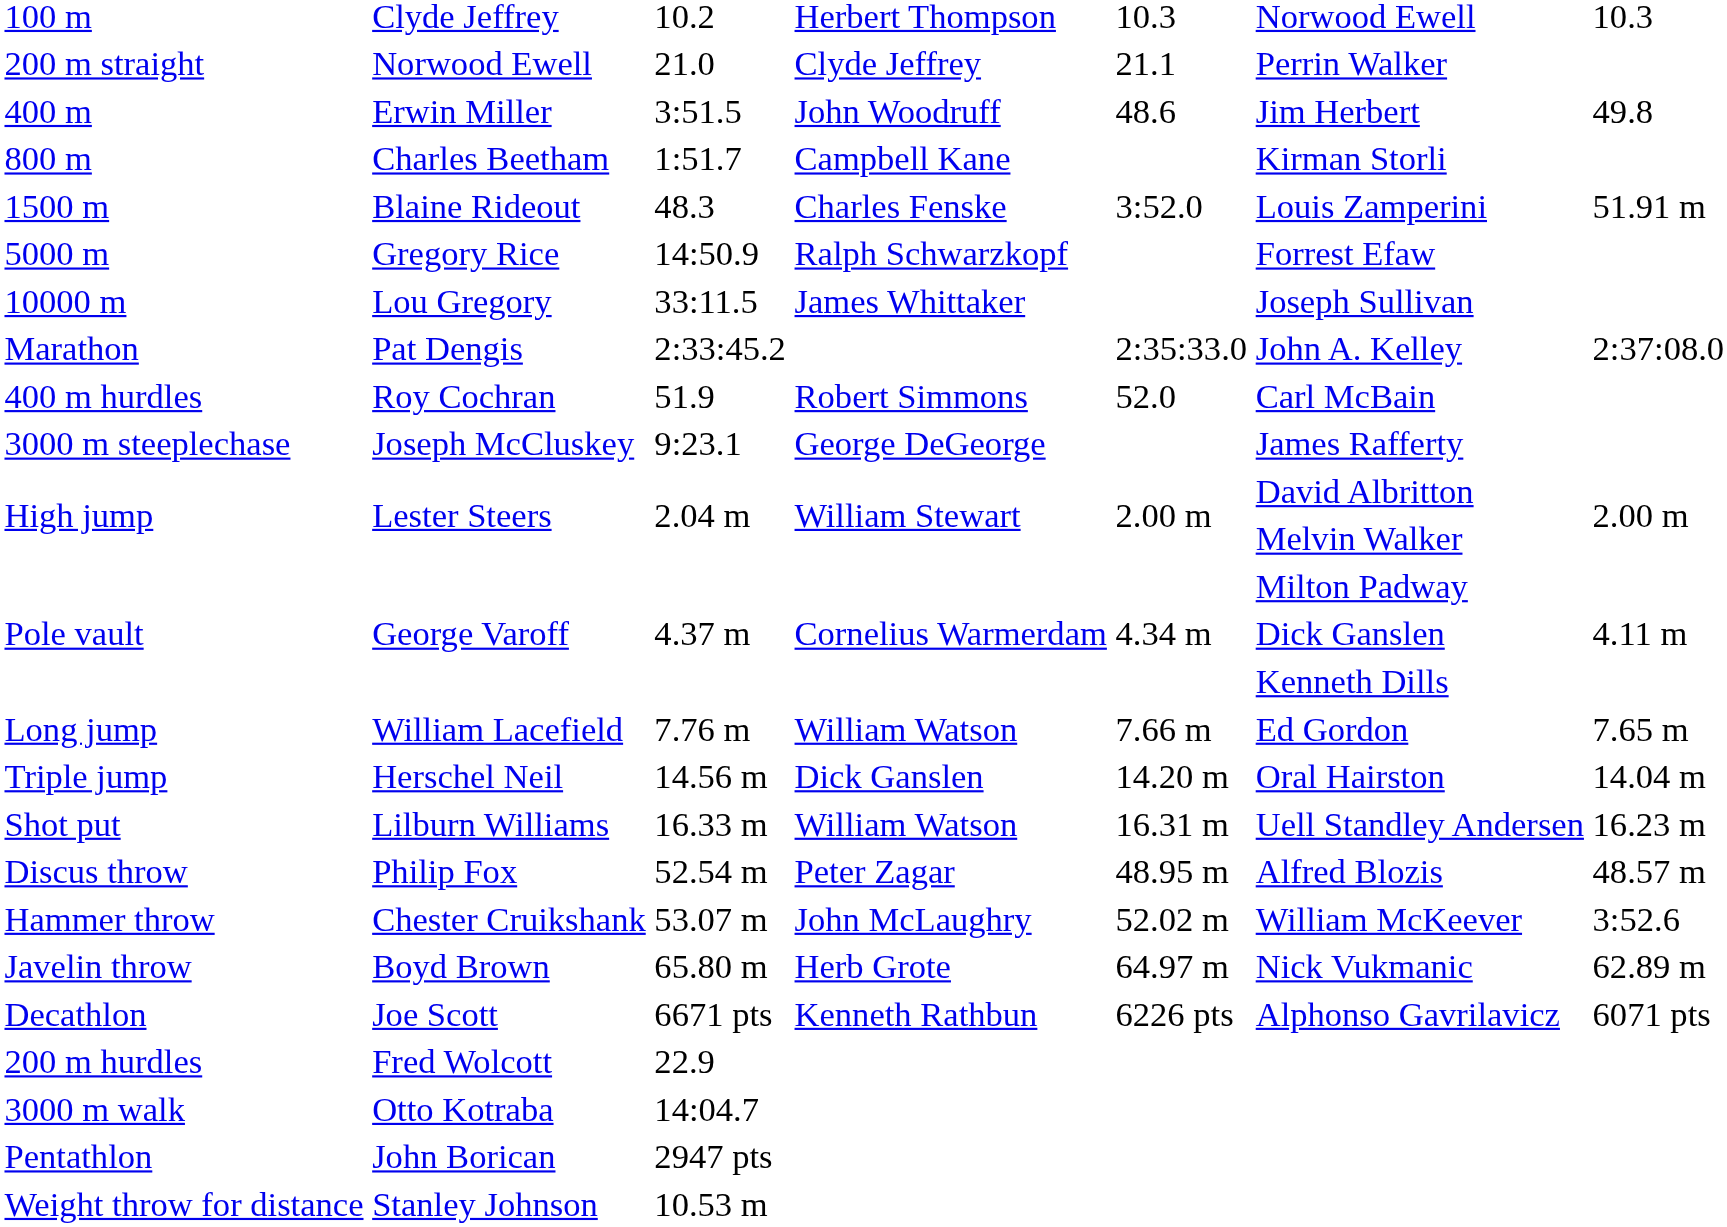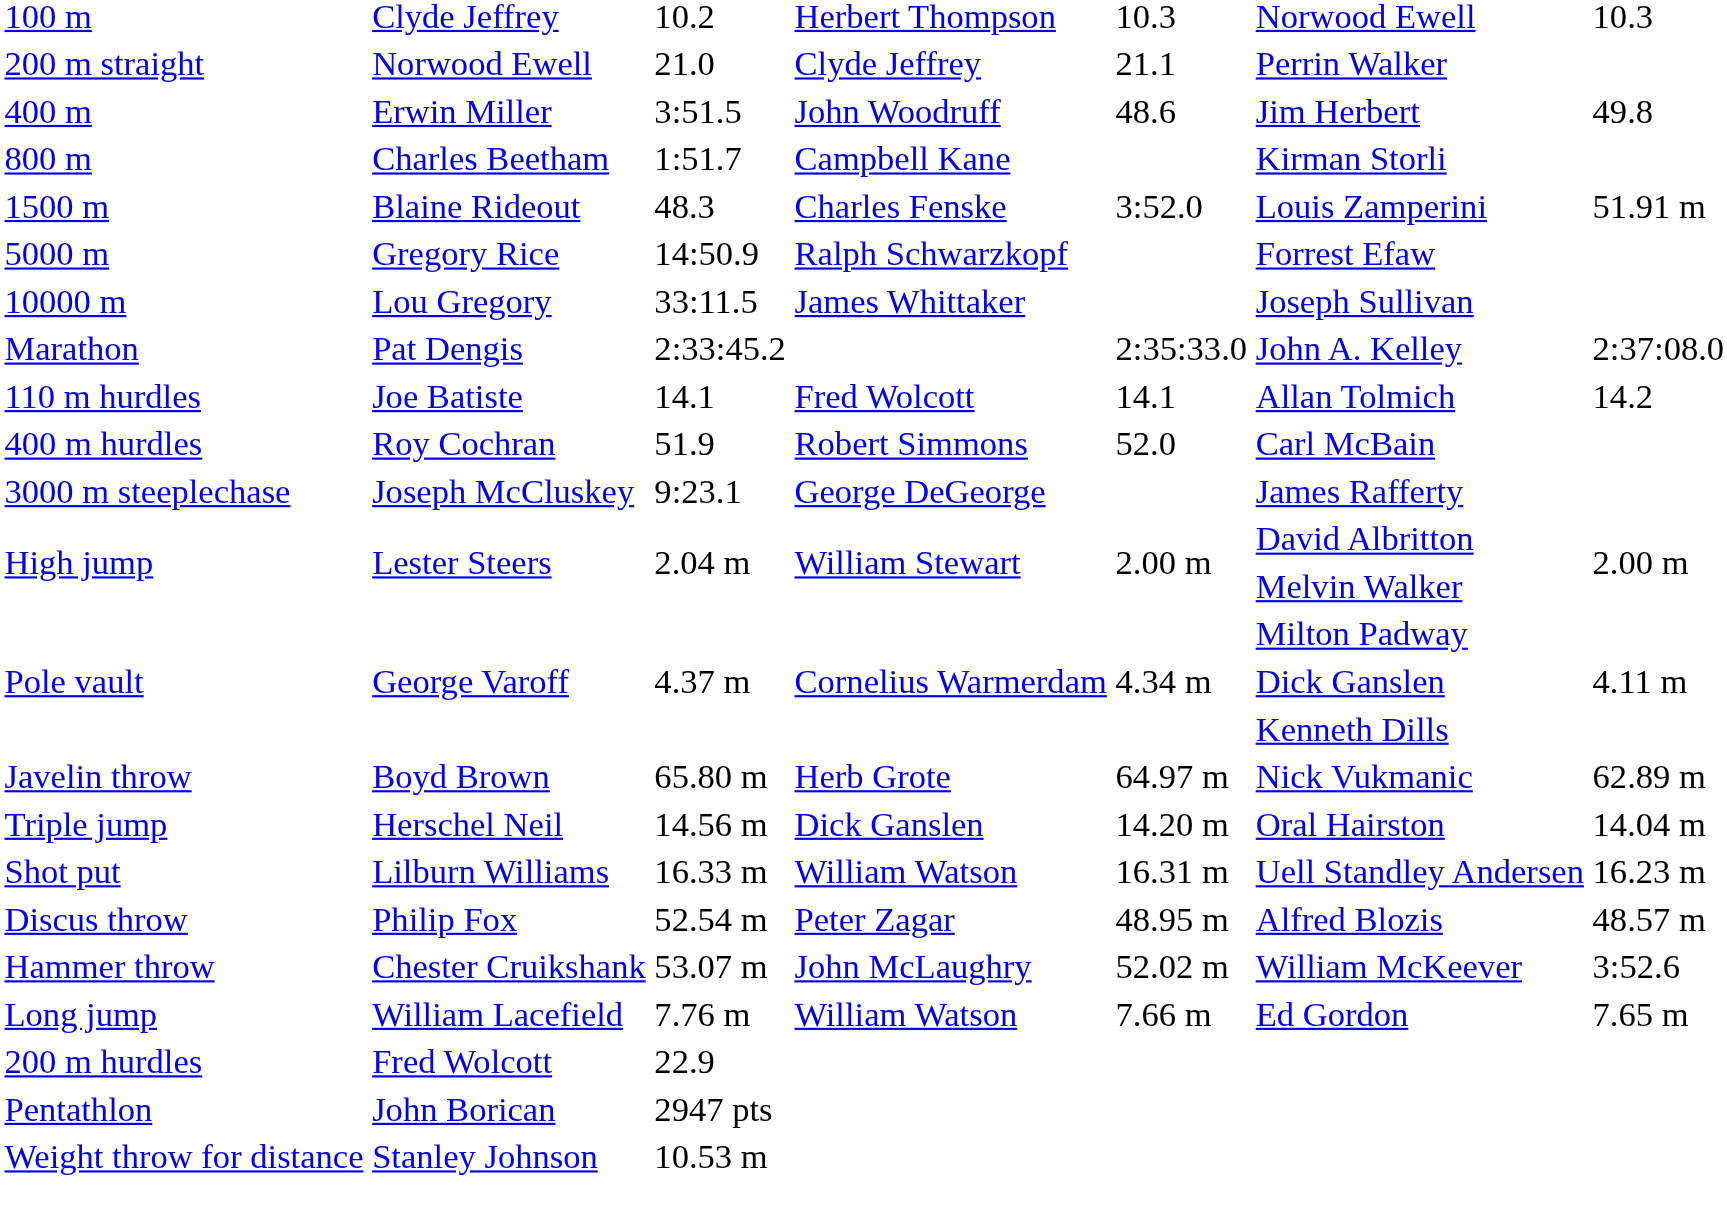+ row: (103, 396)
rows swapped: (81, 729) <-> (98, 966)
- row: (75, 1014)
- row: (95, 1109)
